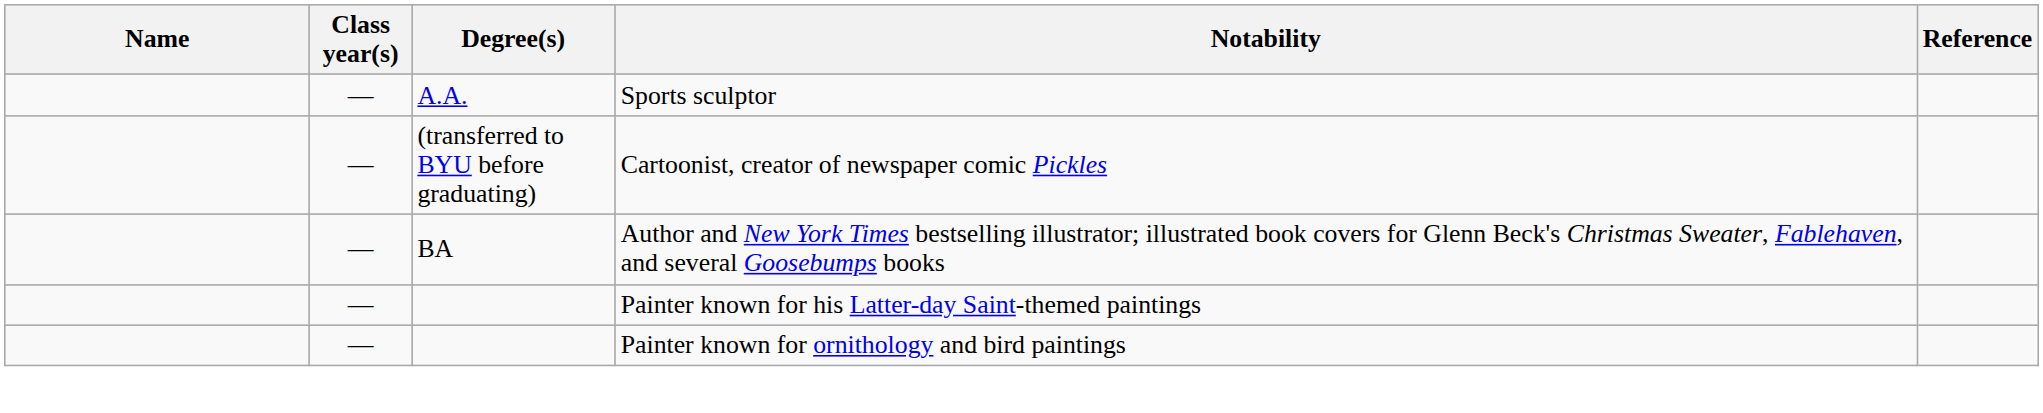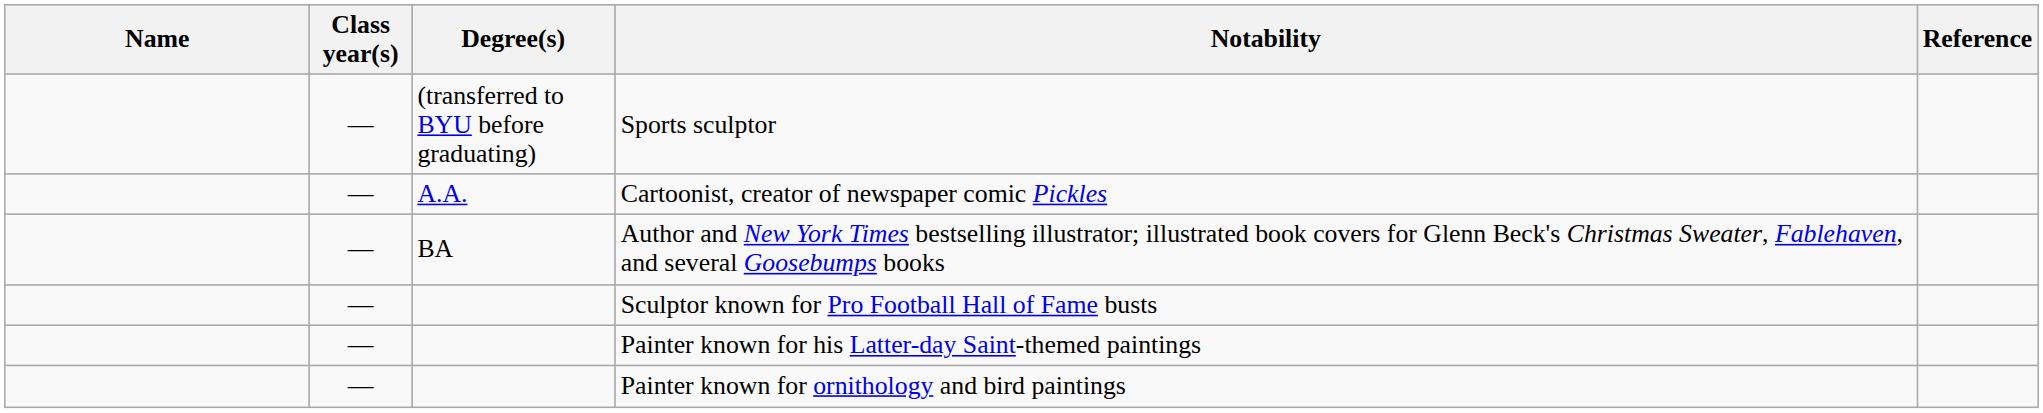(442, 94) A.A. -> (491, 123) (transferred to BYU before graduating)
(491, 164) (transferred to BYU before graduating) -> (442, 193) A.A.
+ row: (889, 304)
